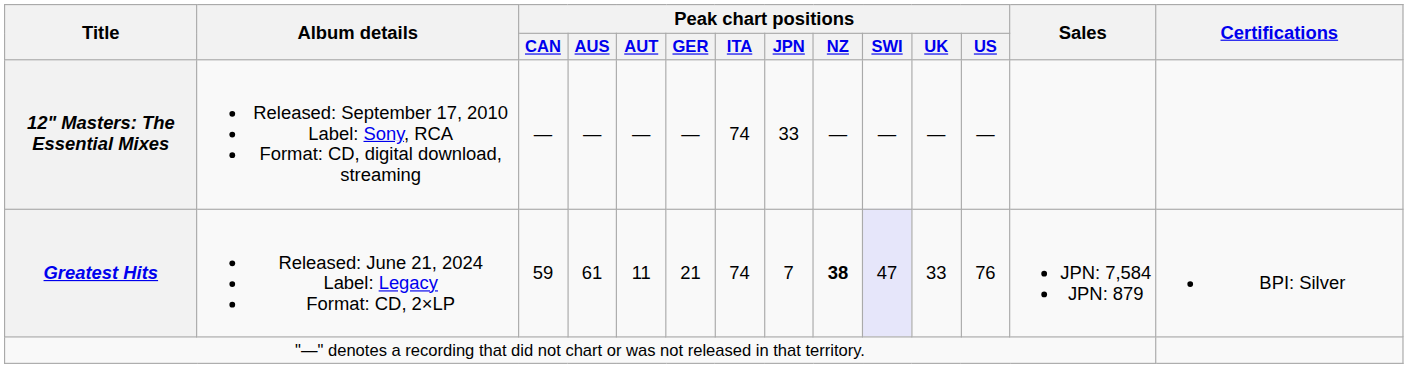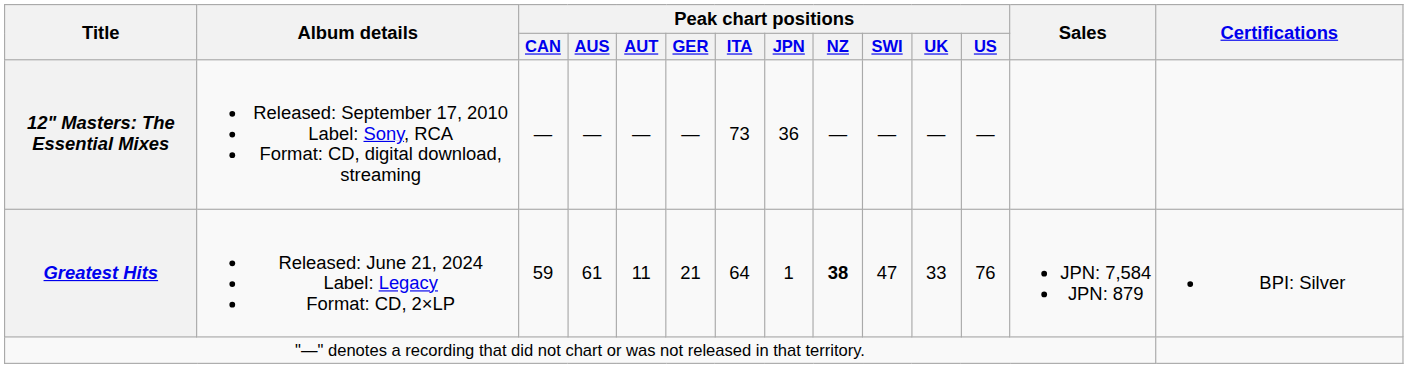(740, 134) 74 -> (740, 134) 73
(789, 134) 33 -> (789, 134) 36
(740, 272) 74 -> (740, 272) 64
(789, 272) 7 -> (789, 272) 1
(887, 272) lavender background -> (887, 272) no background
